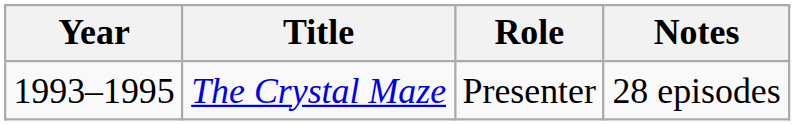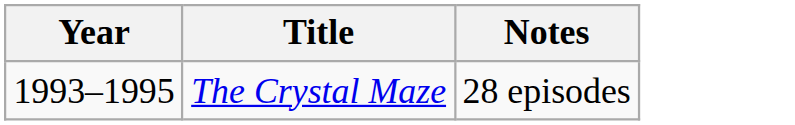- column: (529, 32)
